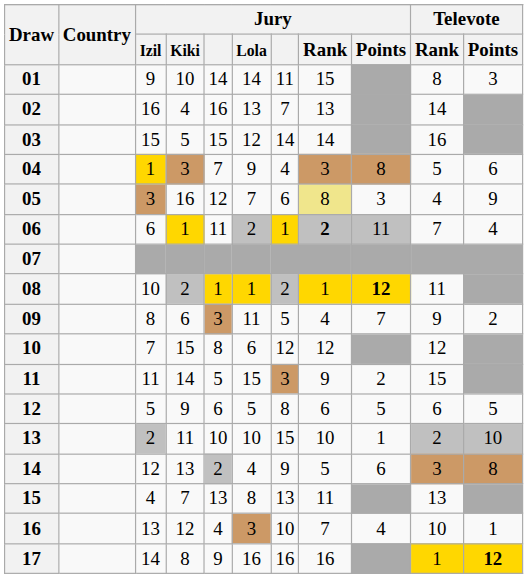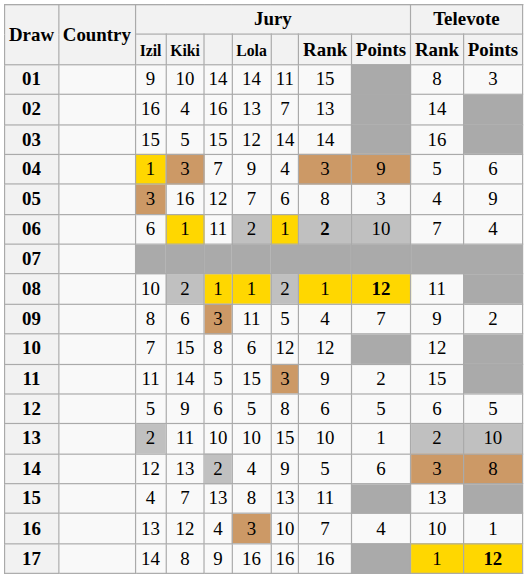(381, 169) 8 -> (381, 169) 9
(325, 199) khaki background -> (325, 199) no background
(381, 229) 11 -> (381, 229) 10
